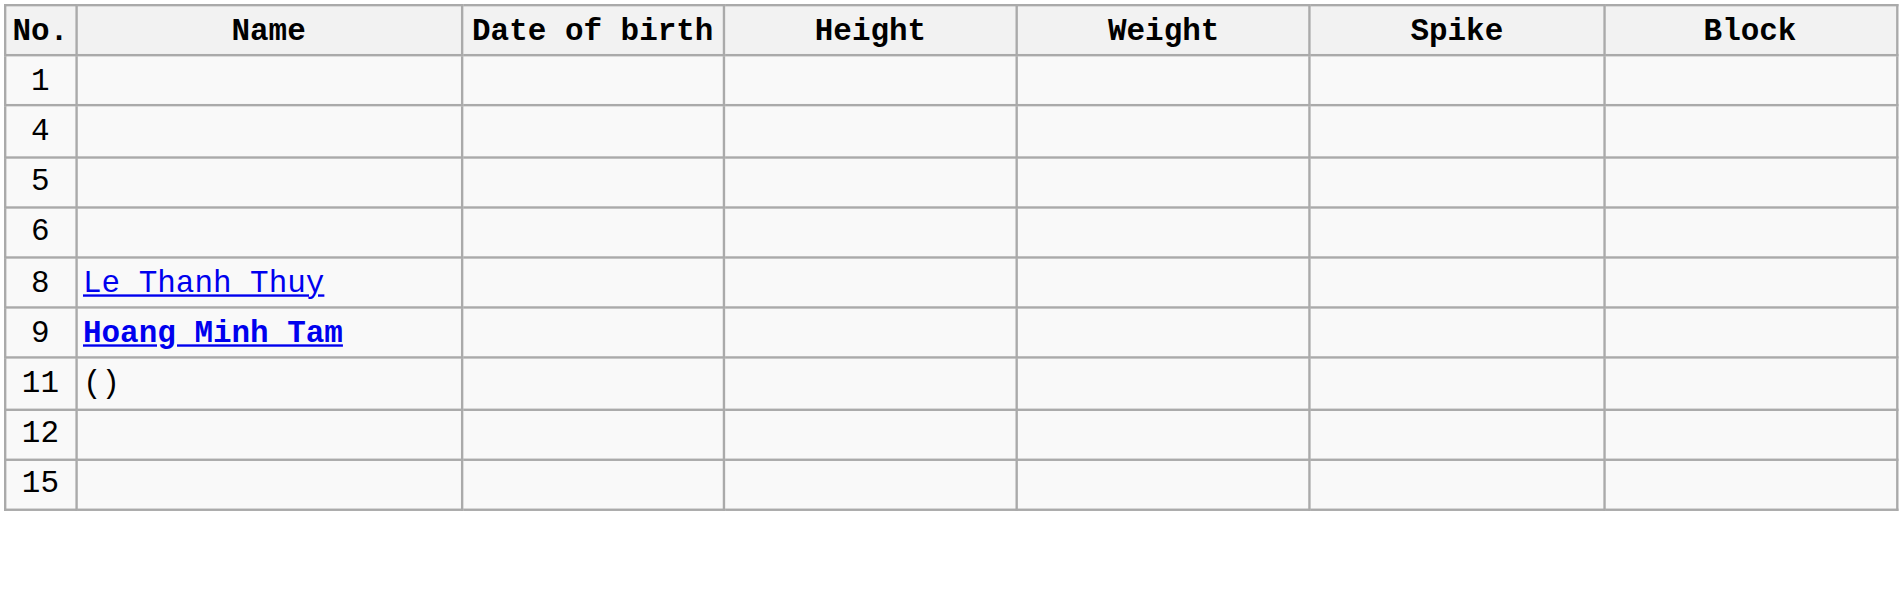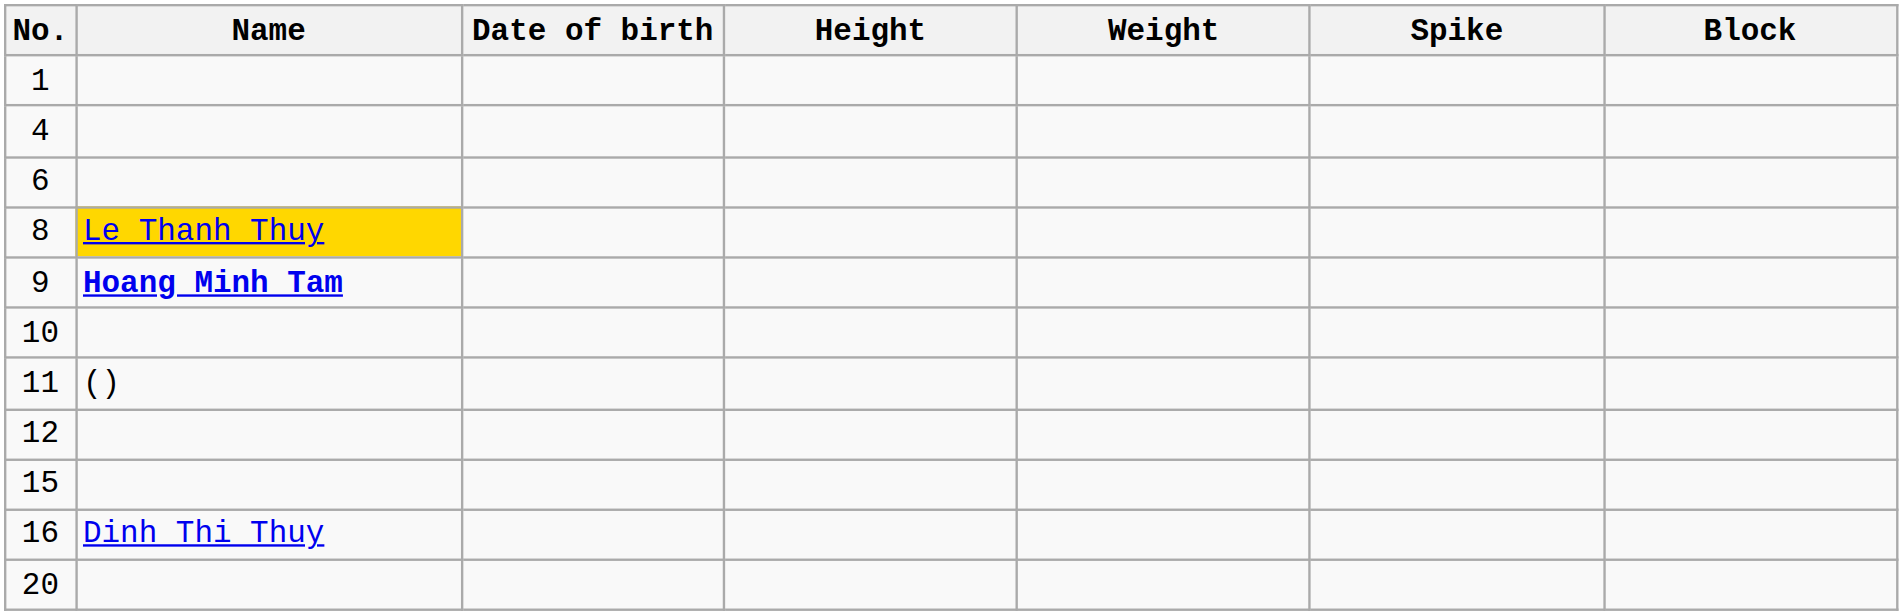- row: (40, 182)
(204, 283) no background -> (204, 232) gold background
+ row: (40, 333)
+ row: (40, 535)
+ row: (40, 585)
